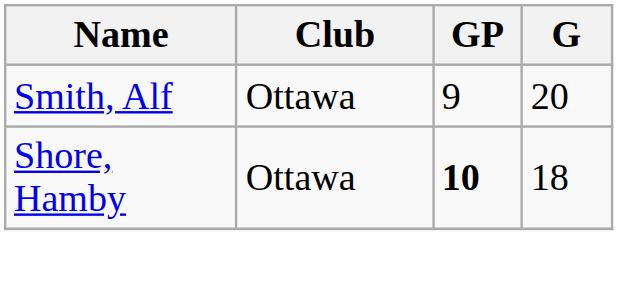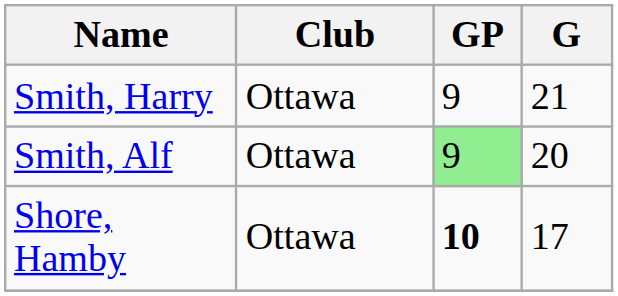+ row: (113, 95)
(451, 95) no background -> (451, 155) lightgreen background
(550, 176) 18 -> (550, 237) 17
